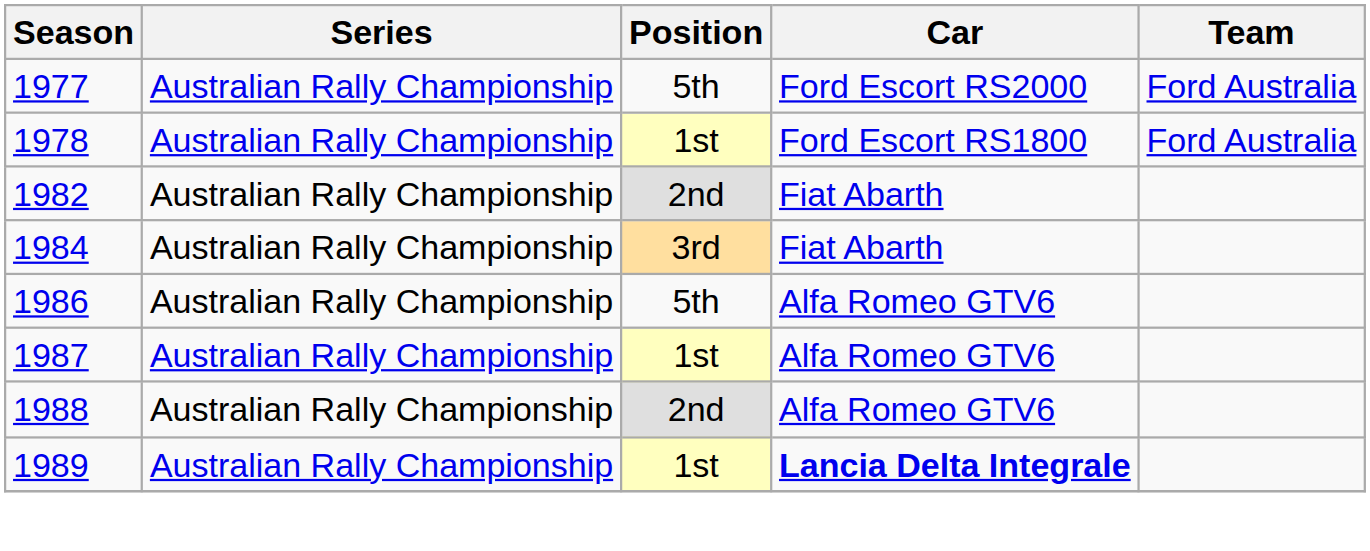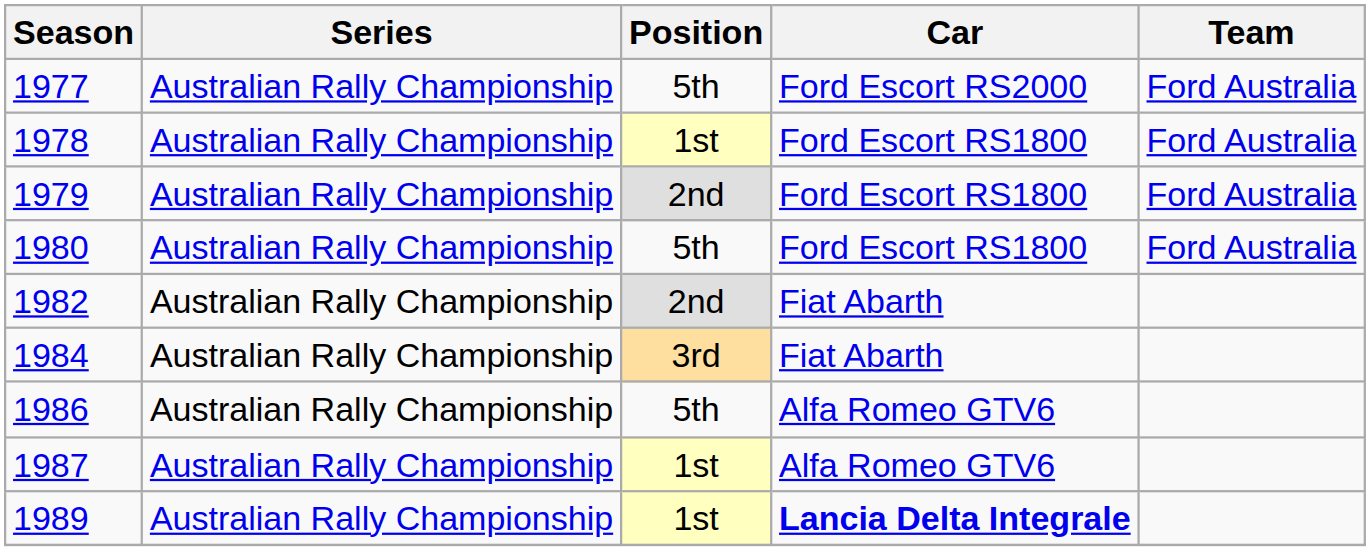+ row: (51, 194)
+ row: (51, 248)
- row: (51, 410)
